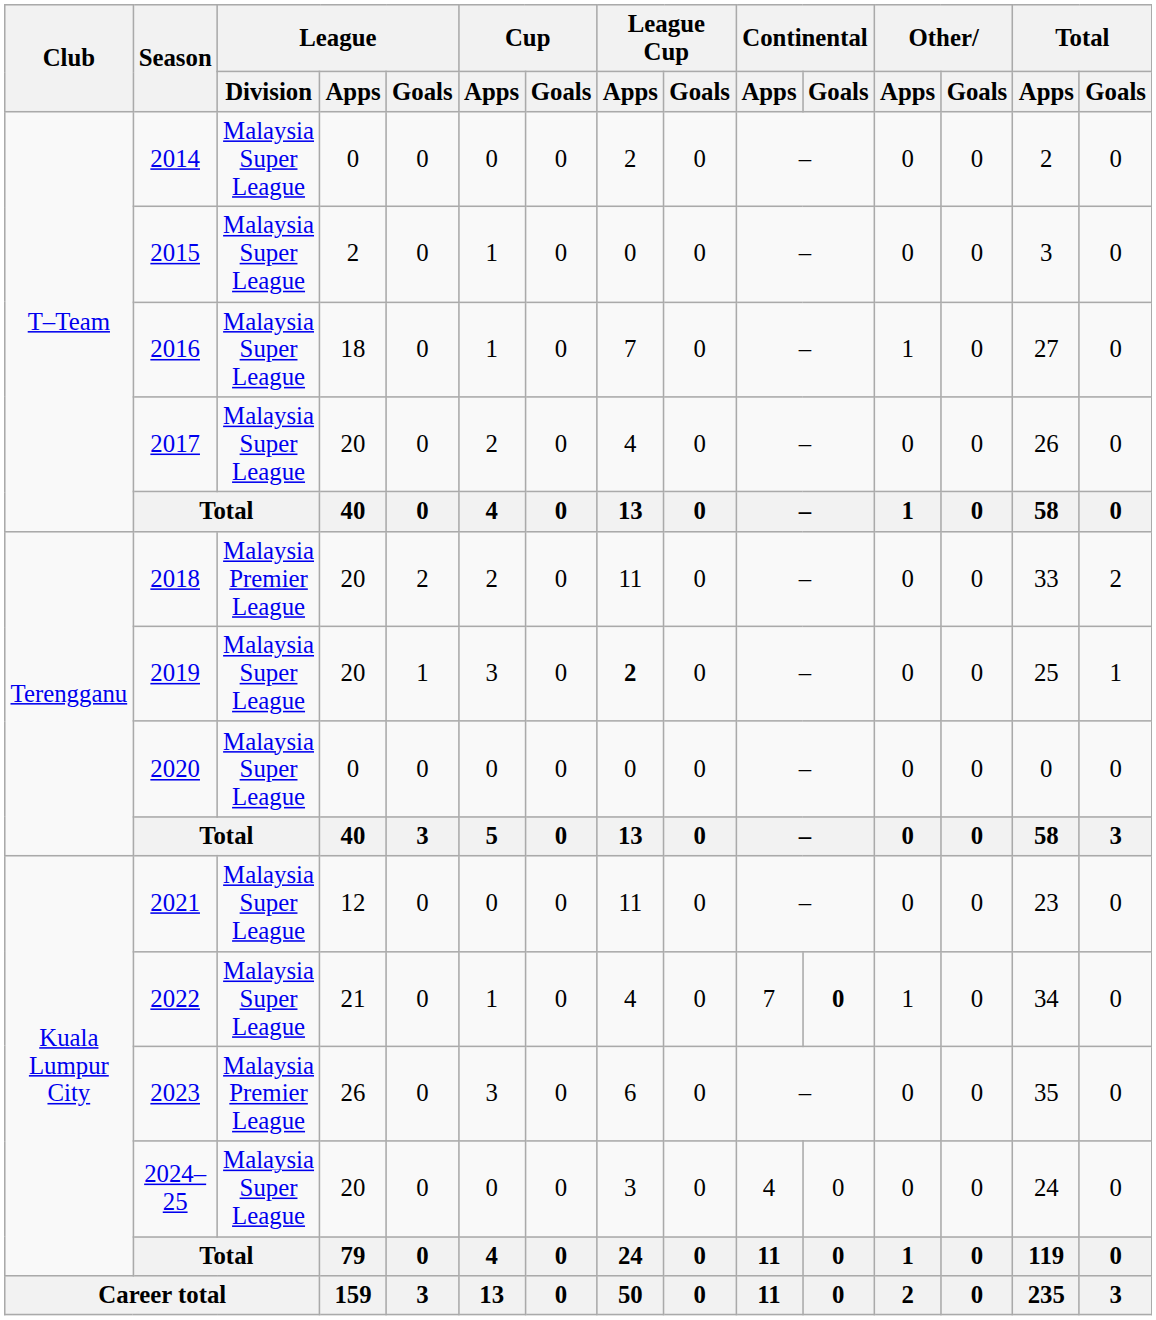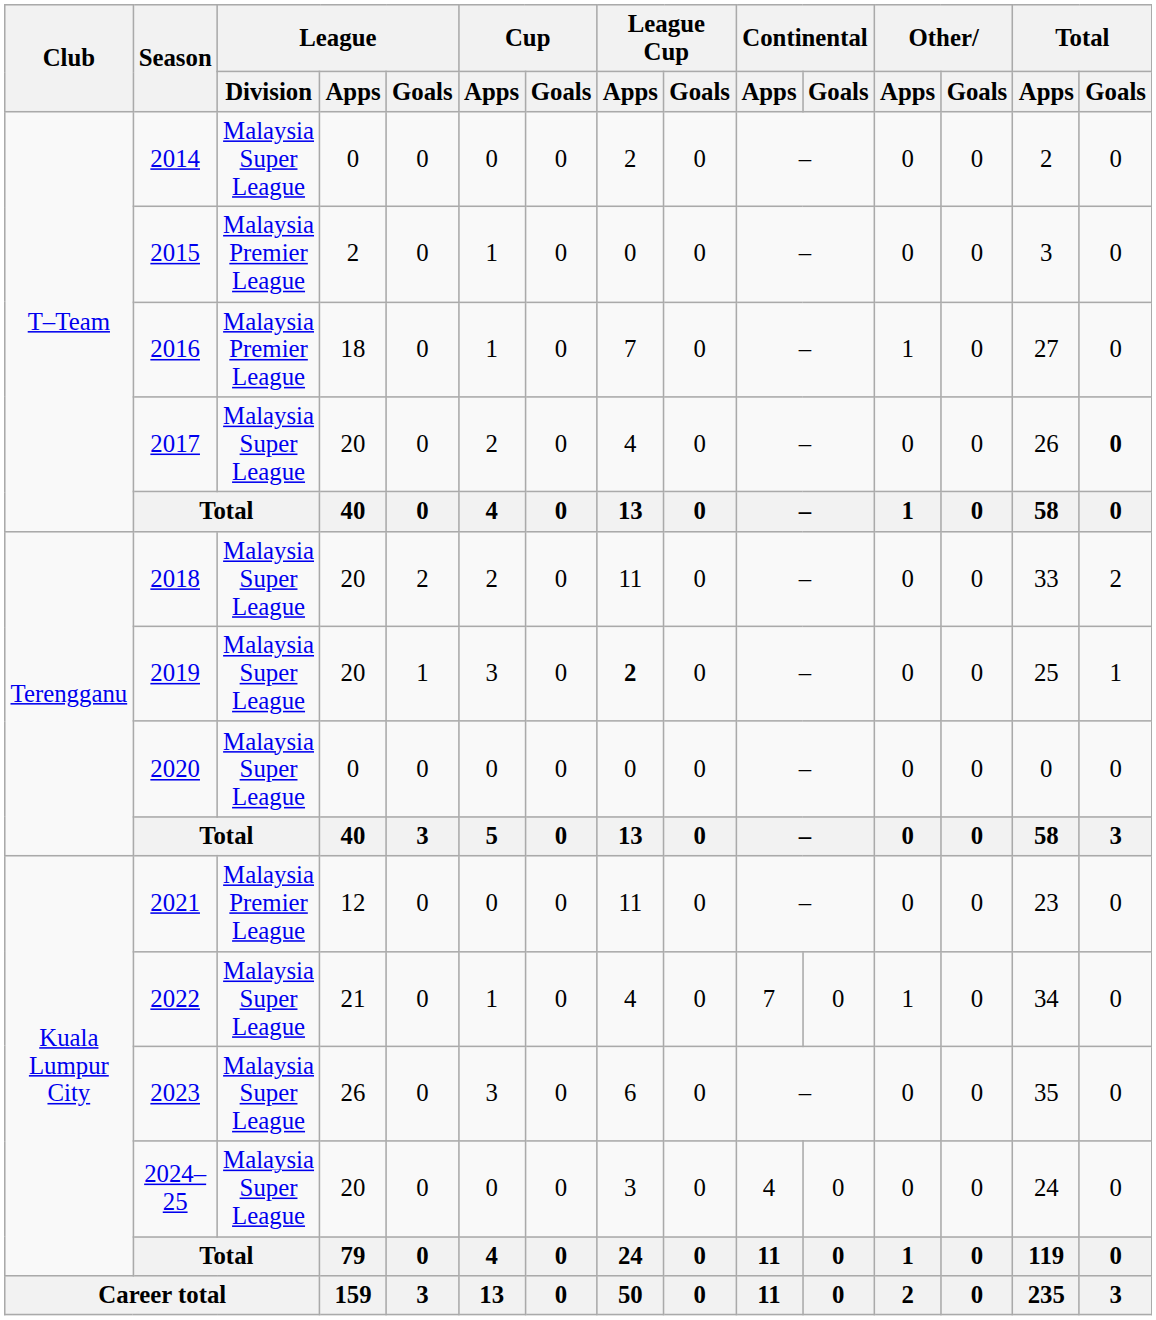(269, 253) Malaysia Super League -> (269, 253) Malaysia Premier League
(269, 348) Malaysia Super League -> (269, 348) Malaysia Premier League
(1116, 444) normal -> (1116, 444) bold
(269, 578) Malaysia Premier League -> (269, 578) Malaysia Super League
(269, 903) Malaysia Super League -> (269, 903) Malaysia Premier League
(838, 998) bold -> (838, 998) normal
(269, 1093) Malaysia Premier League -> (269, 1093) Malaysia Super League
